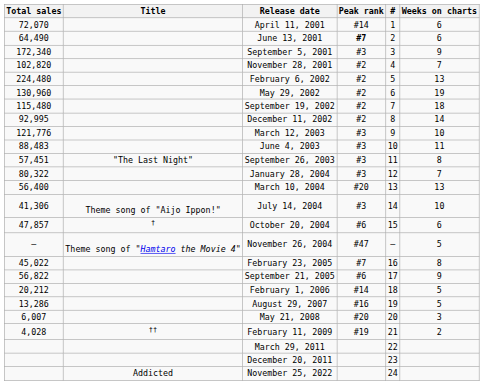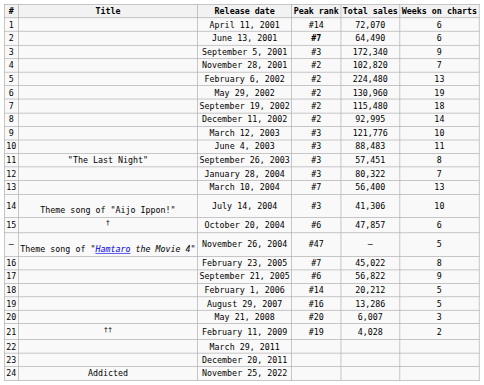columns swapped: (393, 11) <-> (34, 11)
(361, 187) #20 -> (316, 187) #7
